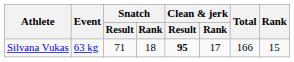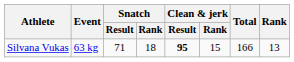(215, 48) 17 -> (215, 48) 15
(274, 48) 15 -> (274, 48) 13
